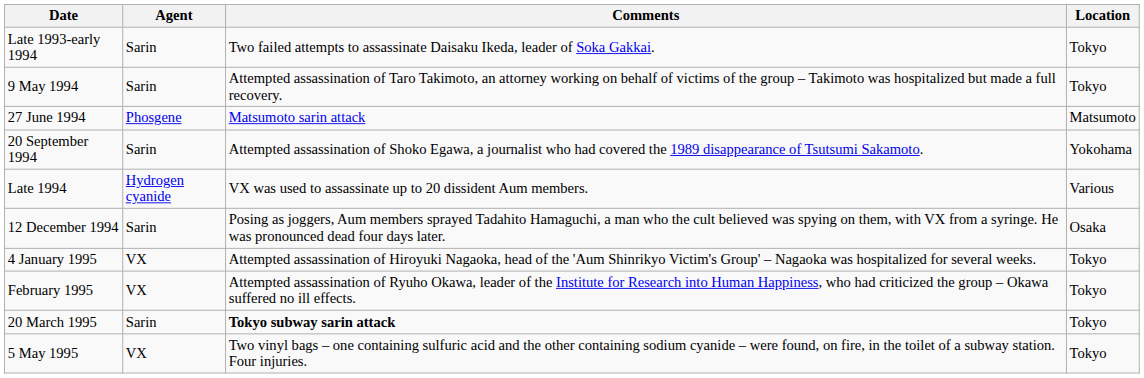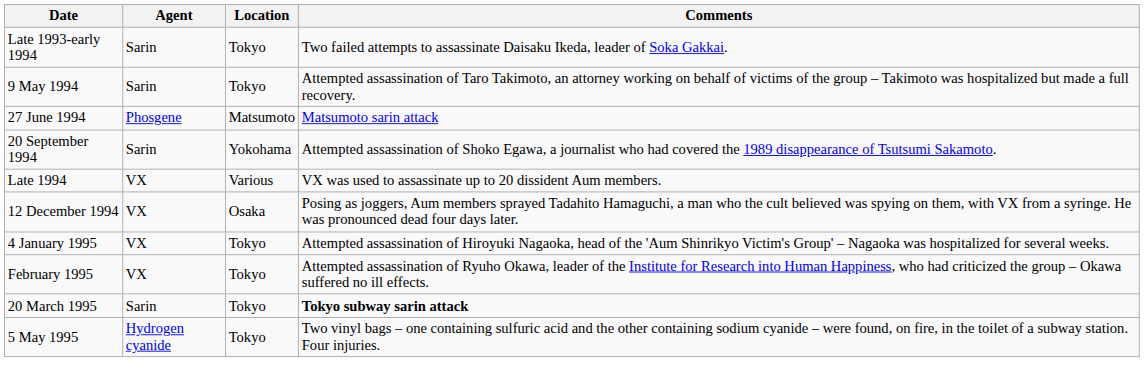columns swapped: (1103, 16) <-> (646, 16)
(155, 188) Hydrogen cyanide -> (136, 180) VX
(141, 228) Sarin -> (136, 211) VX
(136, 353) VX -> (155, 337) Hydrogen cyanide
